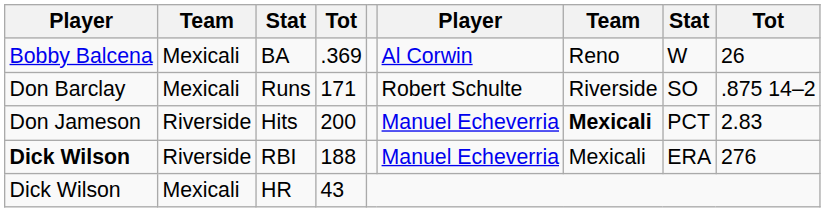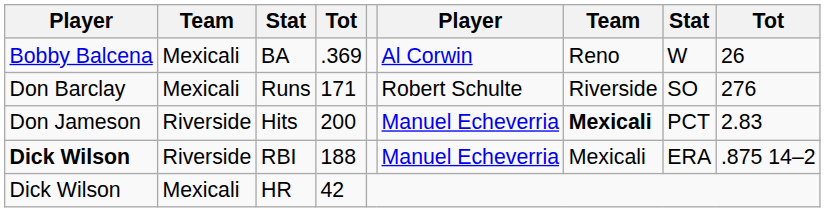(768, 88) .875 14–2 -> (739, 88) 276
(739, 156) 276 -> (768, 156) .875 14–2
(332, 190) 43 -> (332, 190) 42
